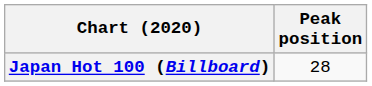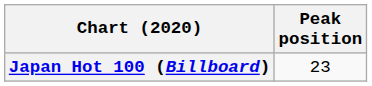(320, 67) 28 -> (320, 67) 23
